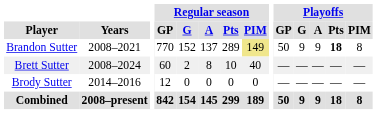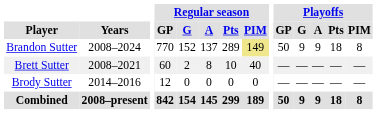(115, 47) 2008–2021 -> (115, 47) 2008–2024
(336, 47) bold -> (336, 47) normal
(115, 65) 2008–2024 -> (115, 65) 2008–2021
